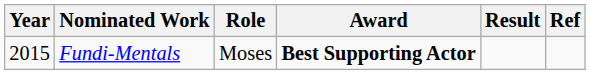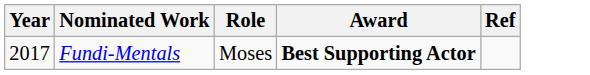- column: (513, 20)
(30, 52) 2015 -> (30, 52) 2017
